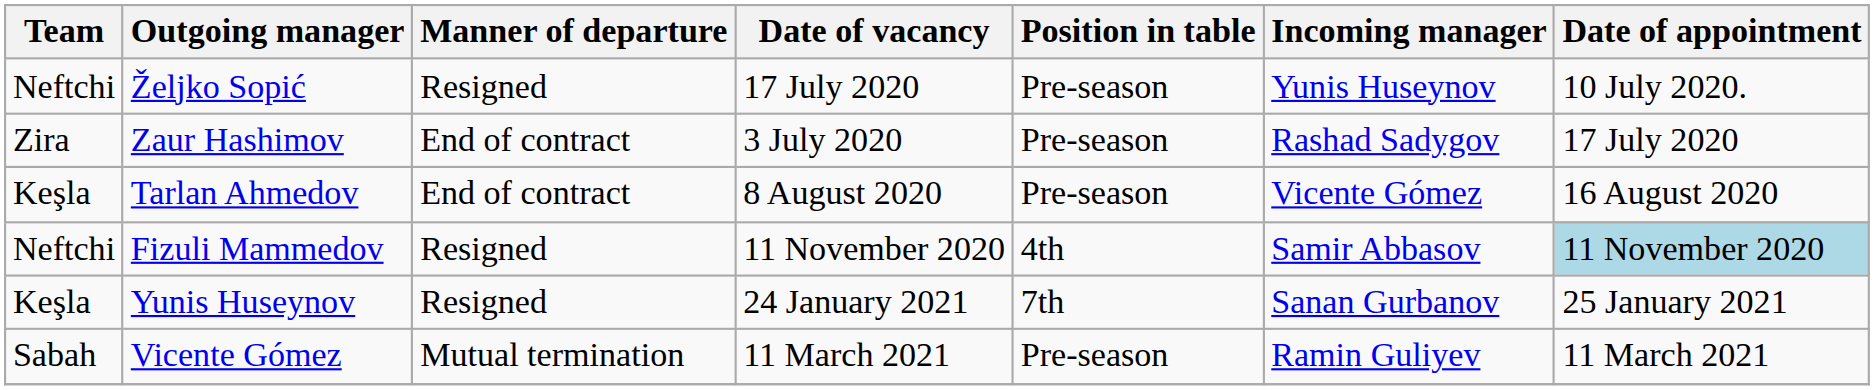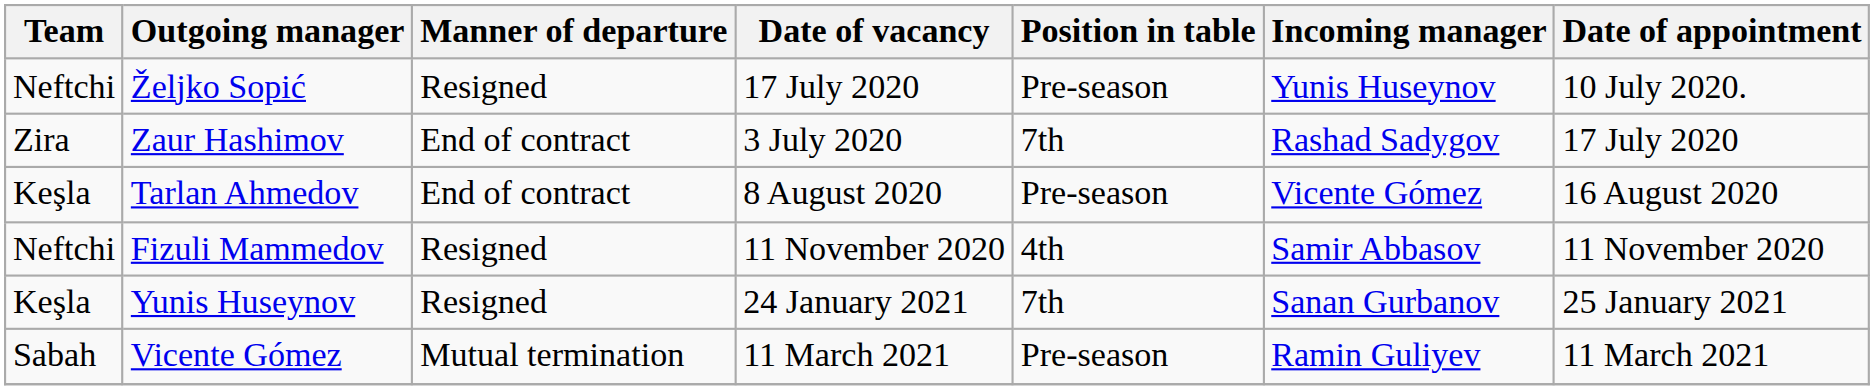(1095, 139) Pre-season -> (1043, 139) 7th
(1693, 247) lightblue background -> (1693, 247) no background
